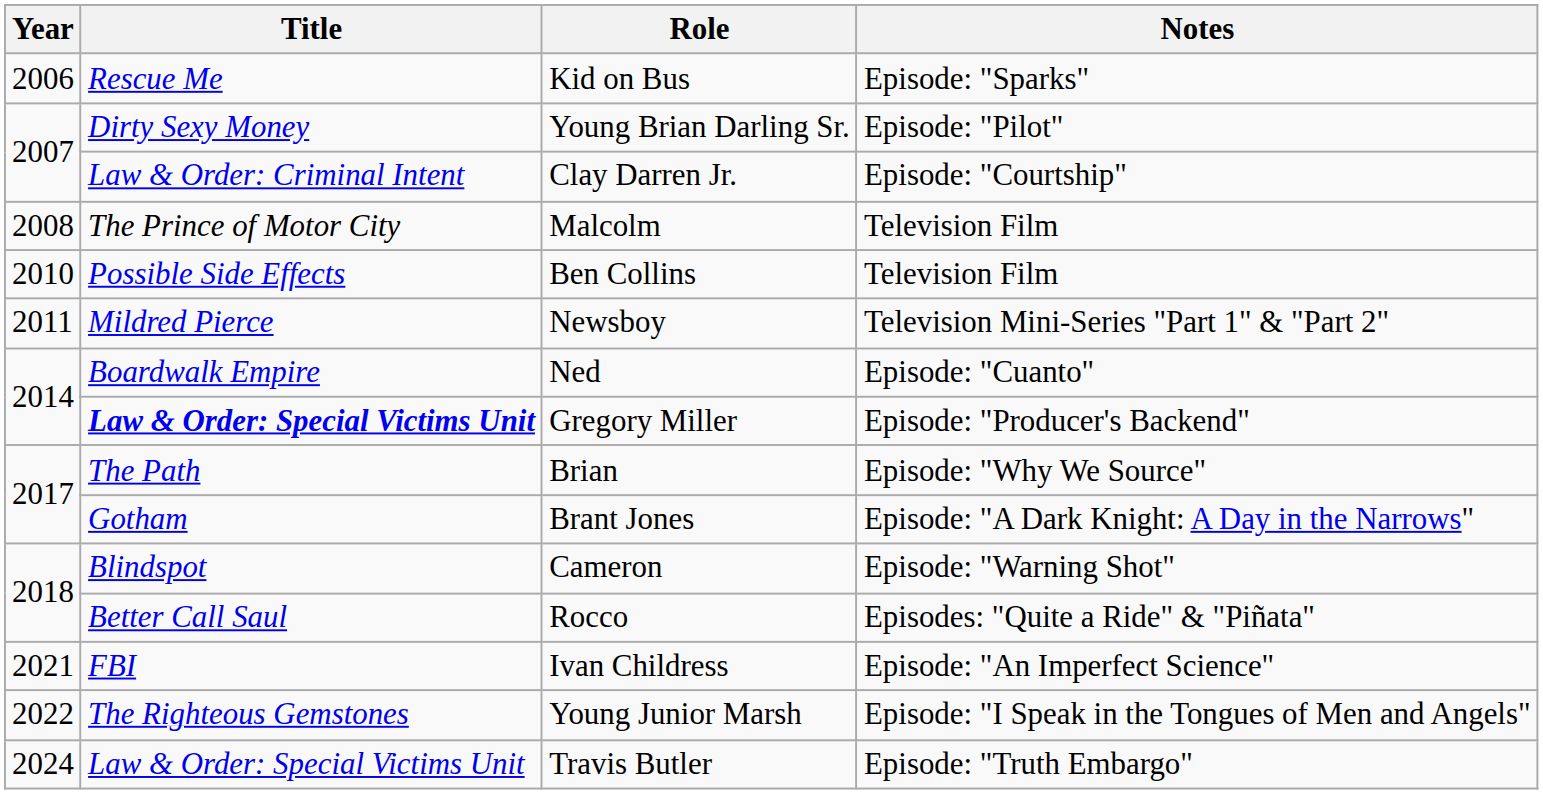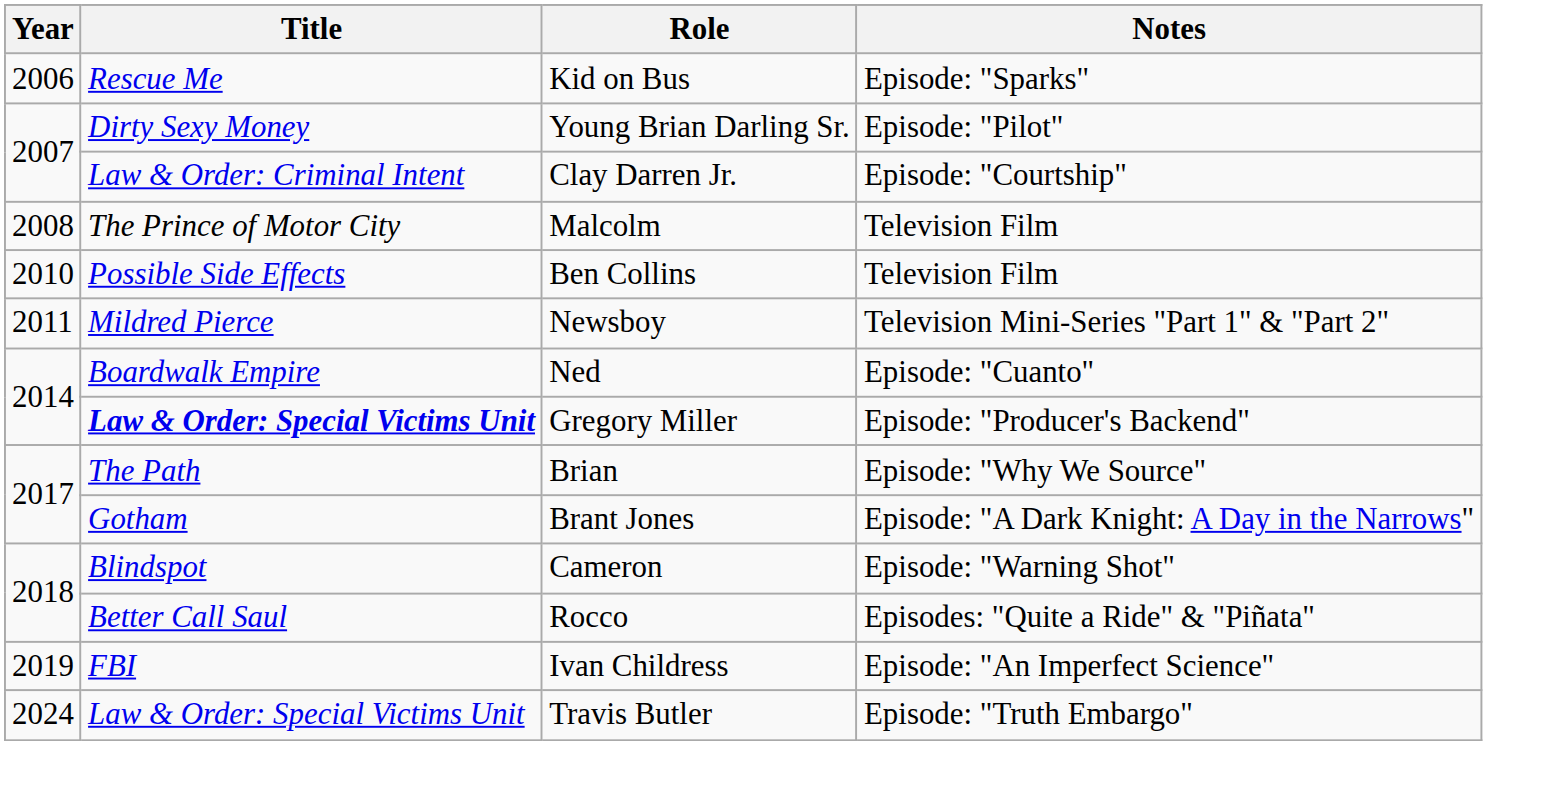(43, 665) 2021 -> (43, 665) 2019
- row: (675, 714)
